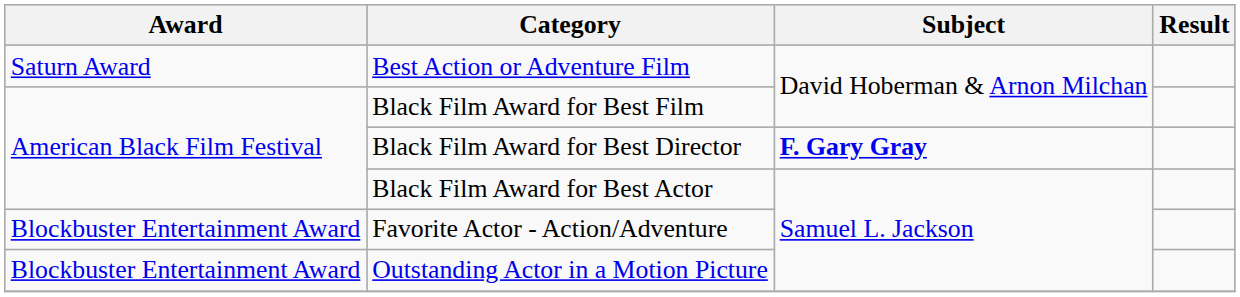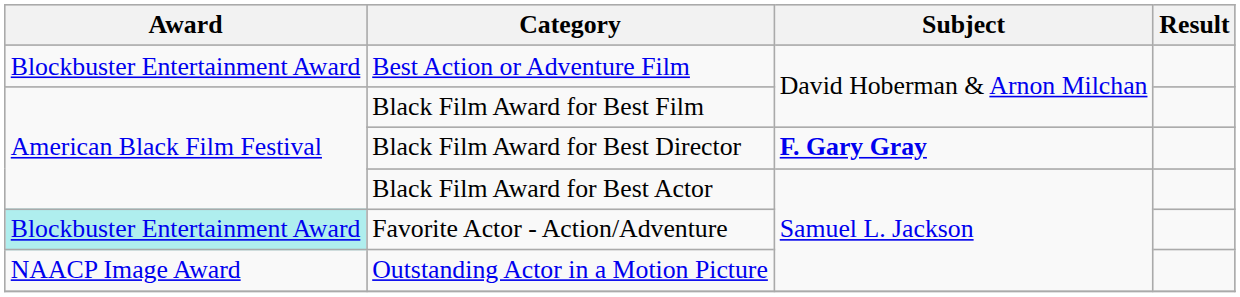(81, 65) Saturn Award -> (186, 65) Blockbuster Entertainment Award
(186, 229) no background -> (186, 229) paleturquoise background
(186, 270) Blockbuster Entertainment Award -> (126, 270) NAACP Image Award
